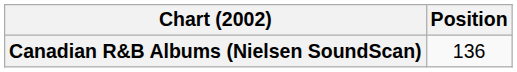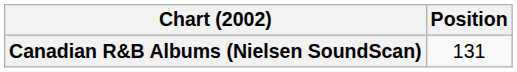(469, 50) 136 -> (469, 50) 131
